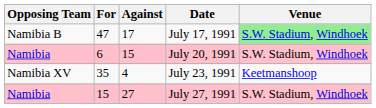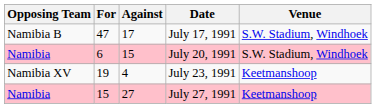(305, 34) lightgreen background -> (305, 34) no background
(103, 73) 35 -> (103, 73) 19
(305, 93) S.W. Stadium, Windhoek -> (279, 93) Keetmanshoop
